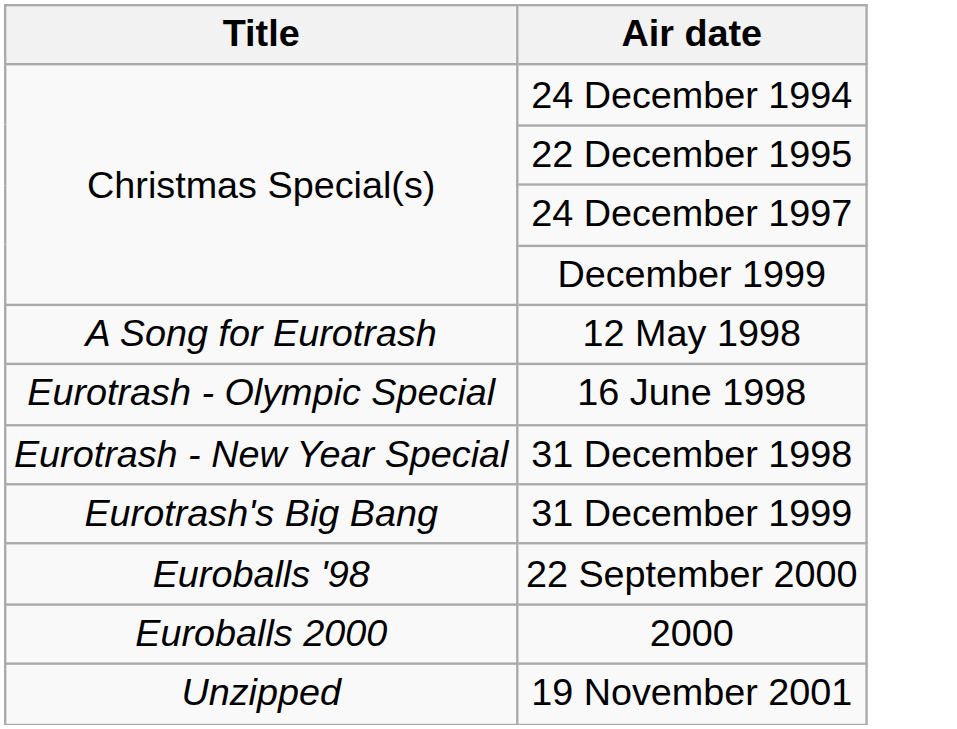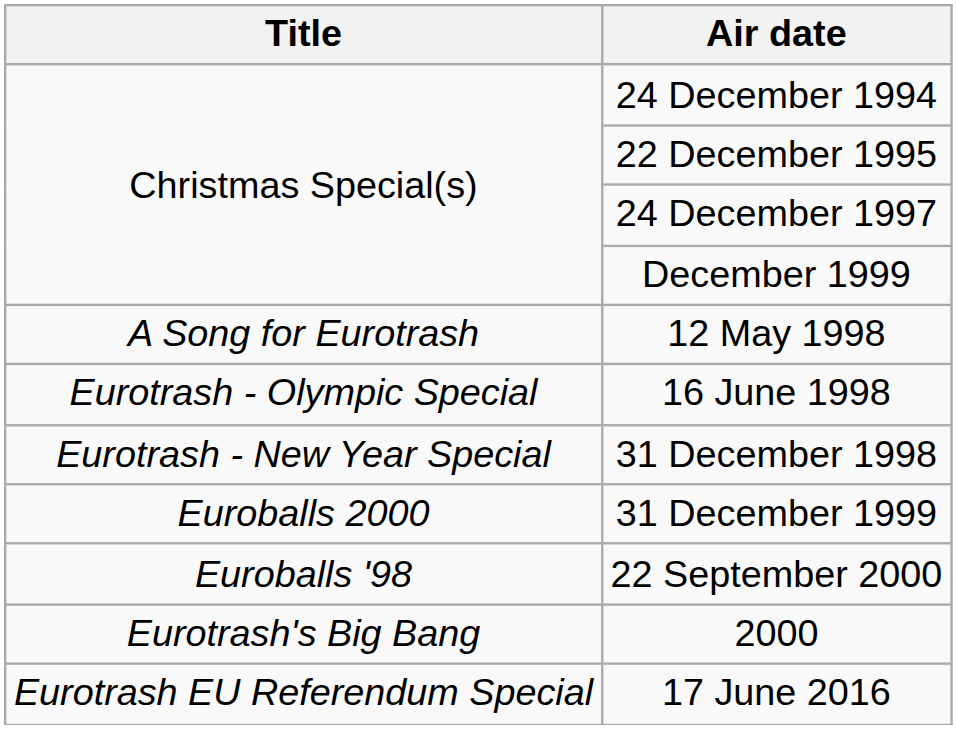(261, 513) Eurotrash's Big Bang -> (303, 513) Euroballs 2000
(261, 633) Euroballs 2000 -> (303, 633) Eurotrash's Big Bang
- row: (692, 693)
+ row: (776, 693)
